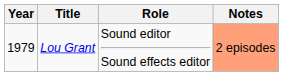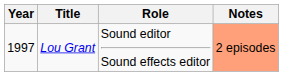(21, 47) 1979 -> (21, 47) 1997
